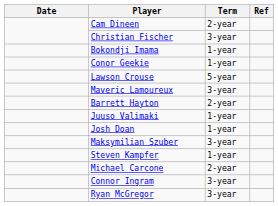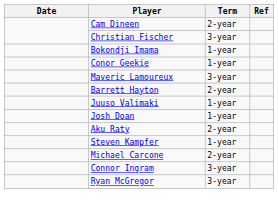- row: (122, 77)
- row: (134, 142)
+ row: (110, 129)
